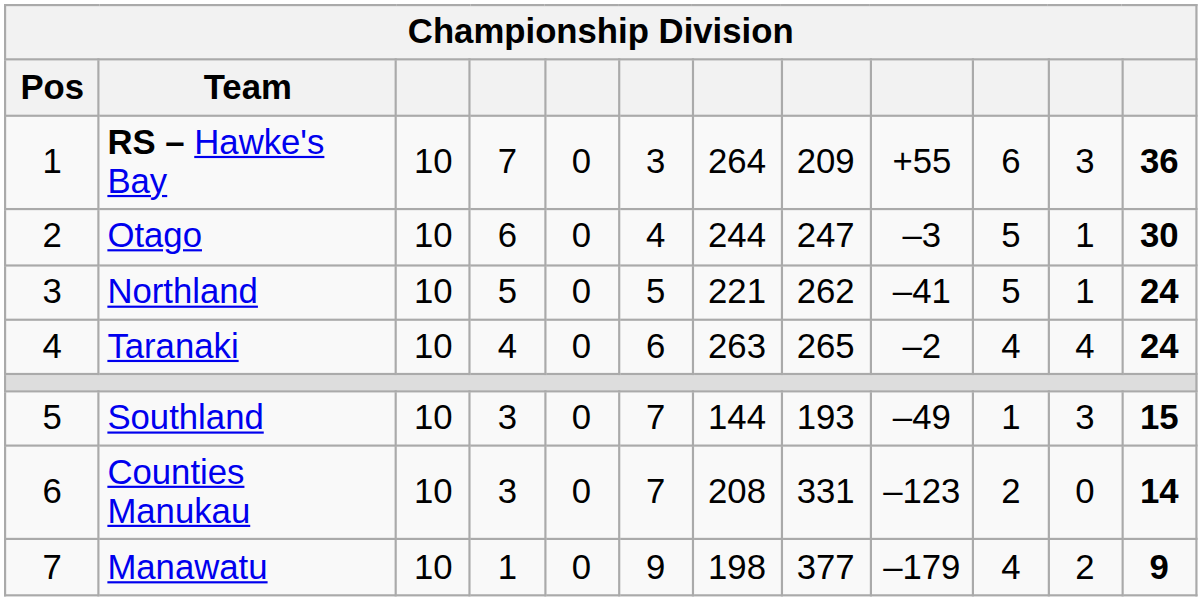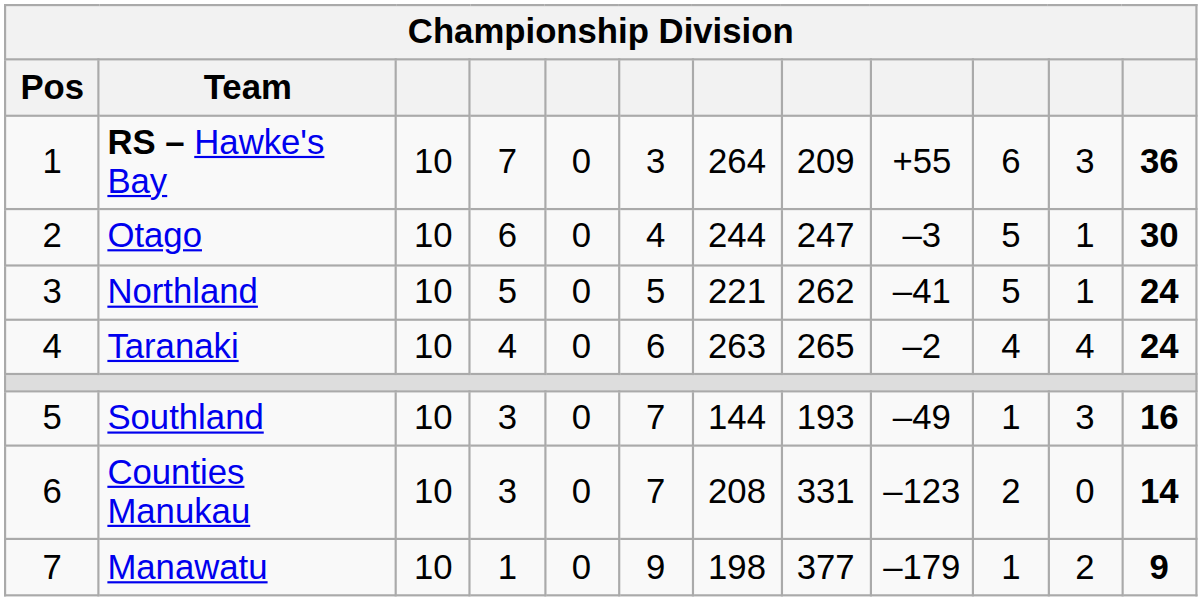(1159, 417) 15 -> (1159, 417) 16
(1011, 566) 4 -> (1011, 566) 1
